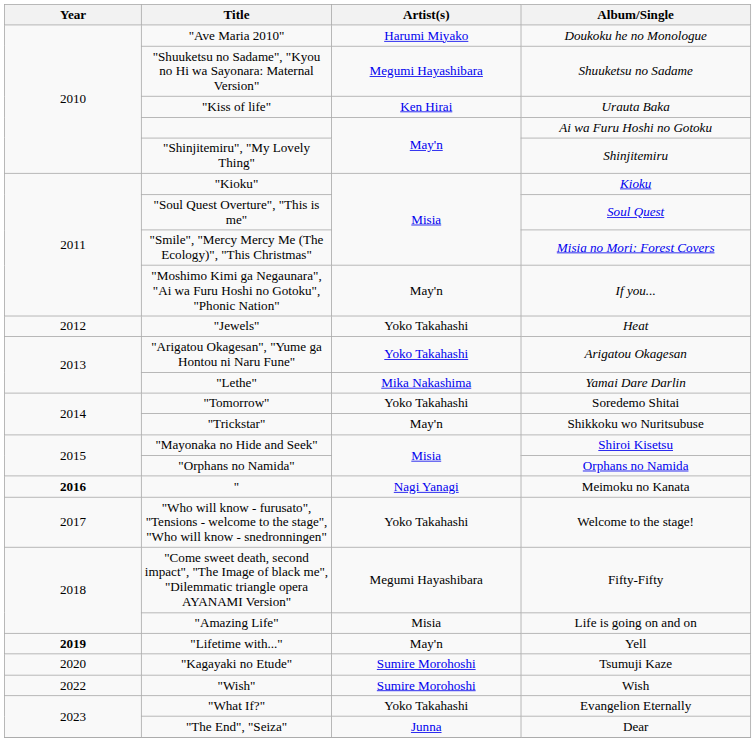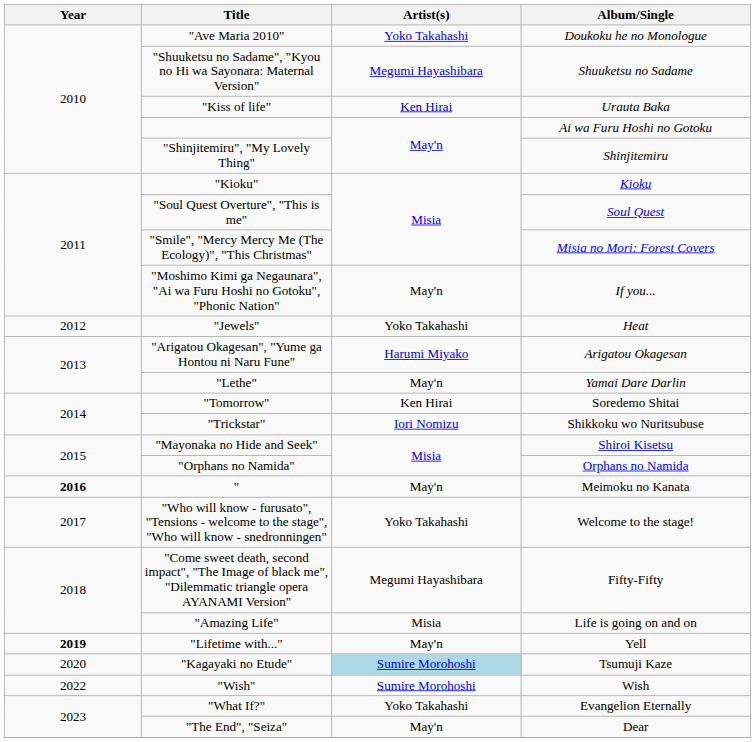(426, 35) Harumi Miyako -> (426, 35) Yoko Takahashi
(426, 354) Yoko Takahashi -> (426, 354) Harumi Miyako
(426, 382) Mika Nakashima -> (426, 382) May'n
(426, 403) Yoko Takahashi -> (426, 403) Ken Hirai
(426, 424) May'n -> (426, 424) Iori Nomizu
(426, 486) Nagi Yanagi -> (426, 486) May'n
(426, 664) no background -> (426, 664) lightblue background
(426, 726) Junna -> (426, 726) May'n
